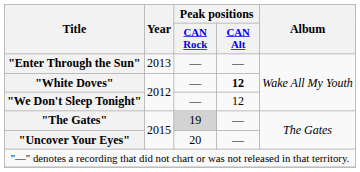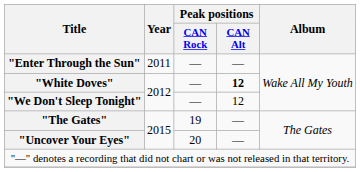(159, 63) 2013 -> (159, 63) 2011
(195, 120) lightgrey background -> (195, 120) no background
